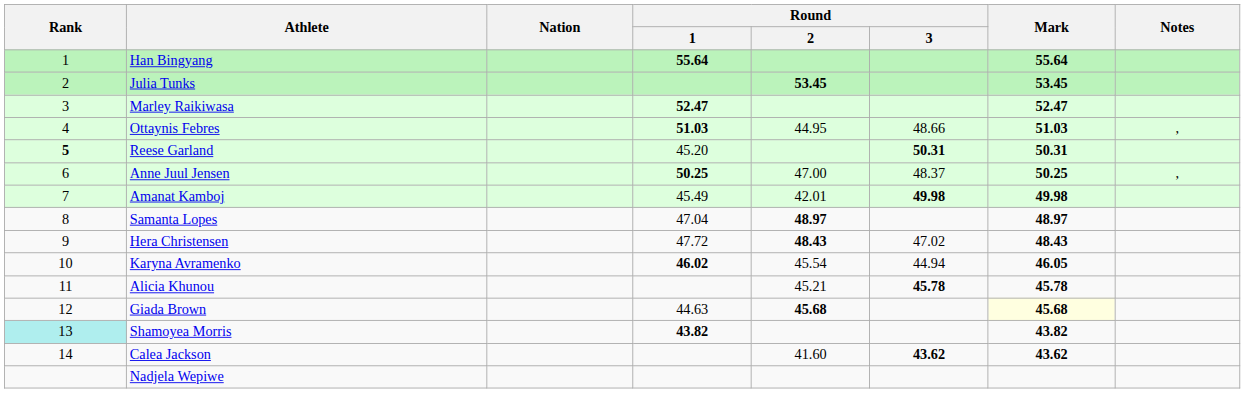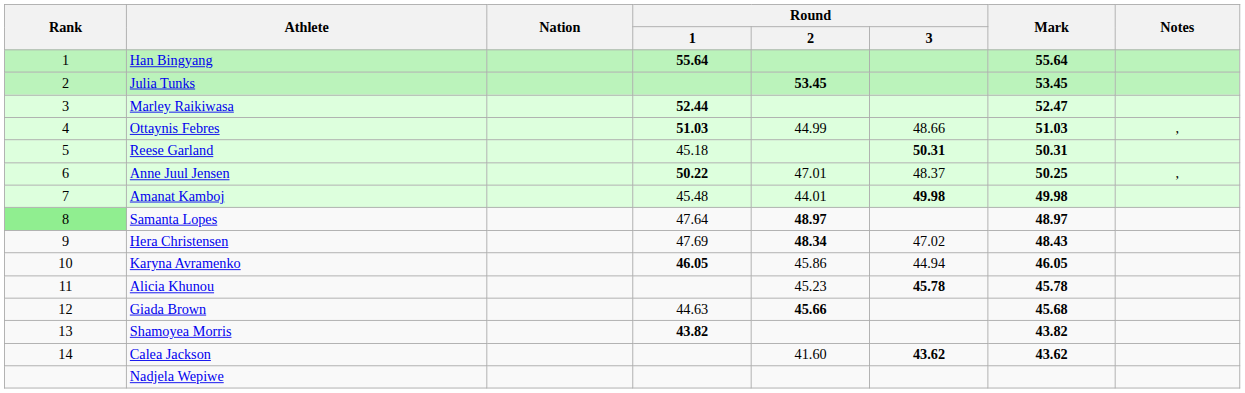(692, 106) 52.47 -> (692, 106) 52.44
(811, 128) 44.95 -> (811, 128) 44.99
(65, 151) bold -> (65, 151) normal
(692, 151) 45.20 -> (692, 151) 45.18
(692, 173) 50.25 -> (692, 173) 50.22
(811, 173) 47.00 -> (811, 173) 47.01
(692, 196) 45.49 -> (692, 196) 45.48
(811, 196) 42.01 -> (811, 196) 44.01
(65, 219) no background -> (65, 219) lightgreen background
(692, 219) 47.04 -> (692, 219) 47.64
(692, 241) 47.72 -> (692, 241) 47.69
(811, 241) 48.43 -> (811, 241) 48.34
(692, 264) 46.02 -> (692, 264) 46.05
(811, 264) 45.54 -> (811, 264) 45.86
(811, 286) 45.21 -> (811, 286) 45.23
(811, 309) 45.68 -> (811, 309) 45.66
(1052, 309) lightyellow background -> (1052, 309) no background
(65, 331) paleturquoise background -> (65, 331) no background
